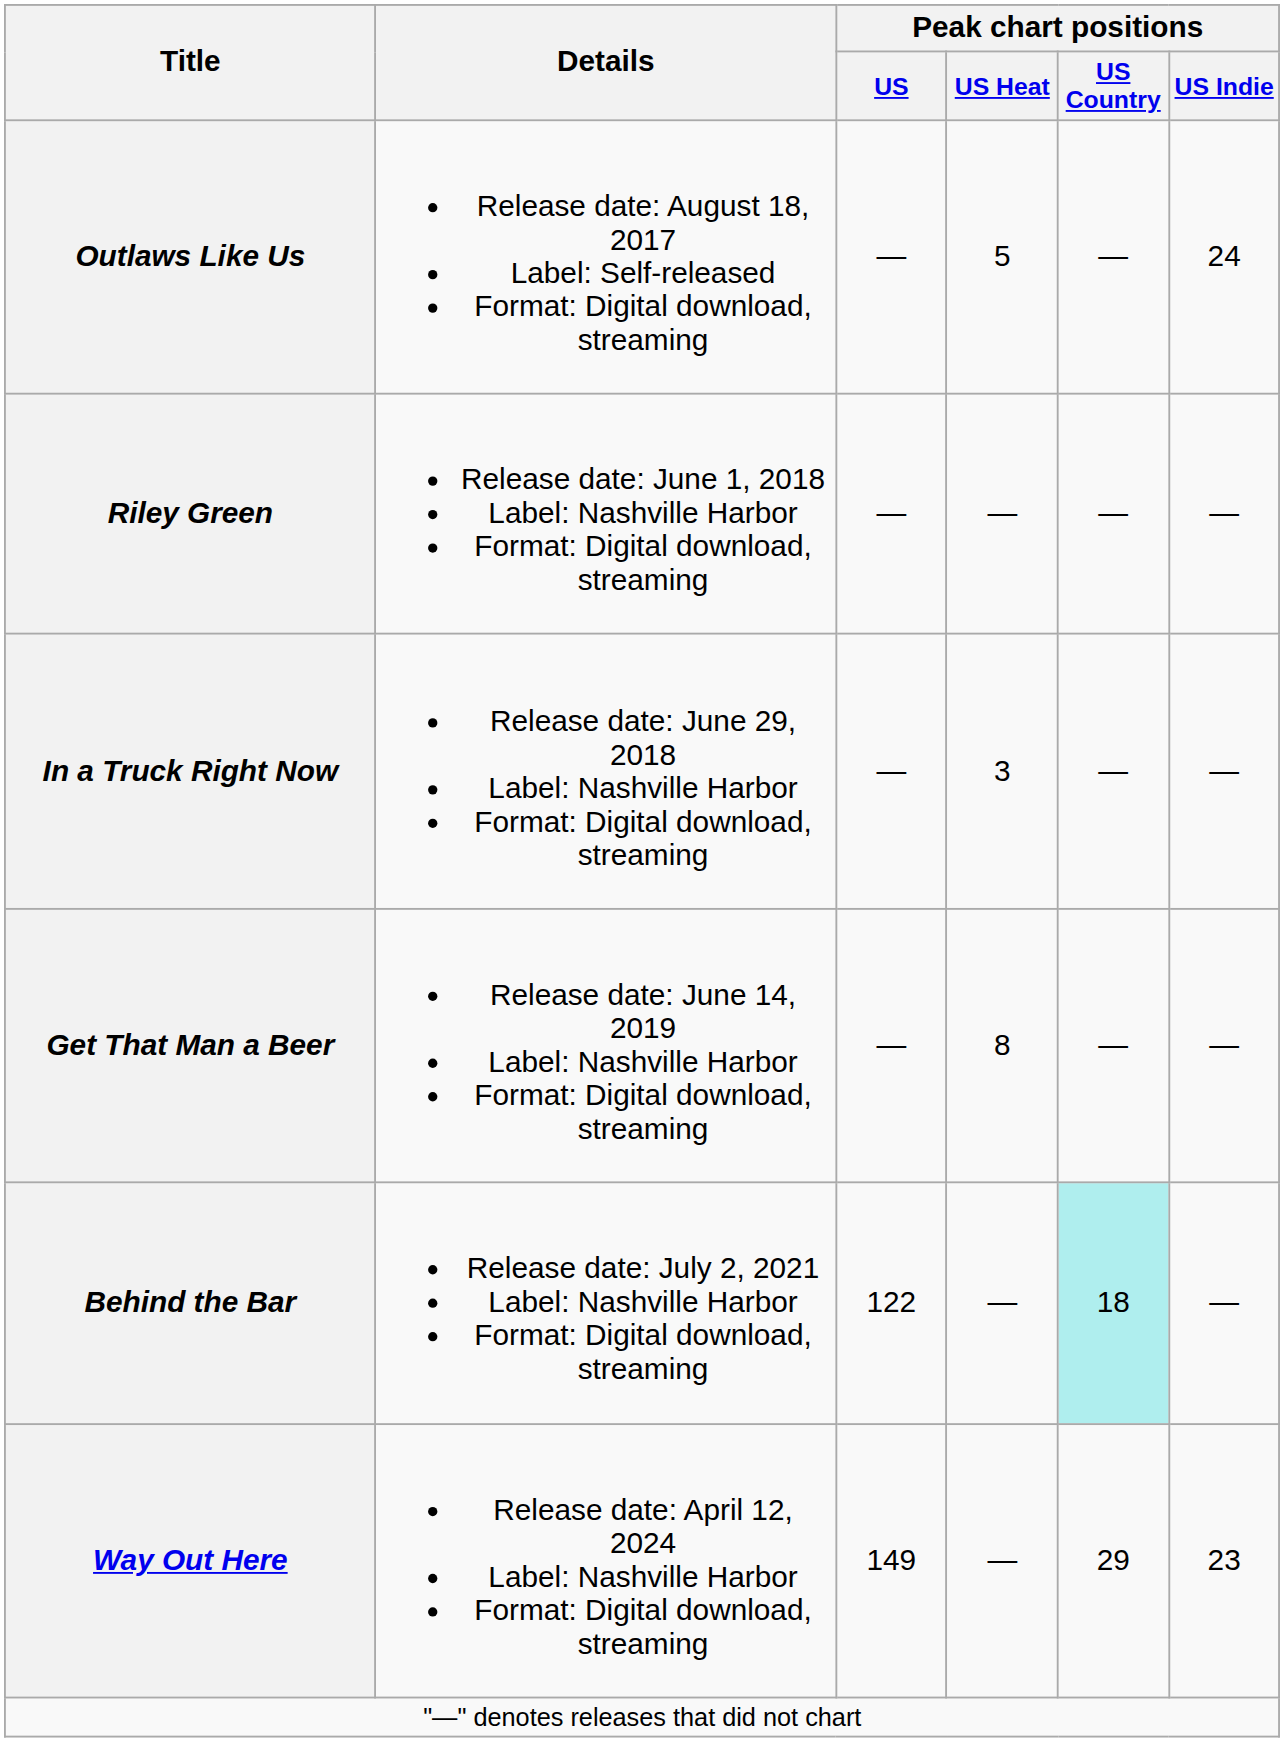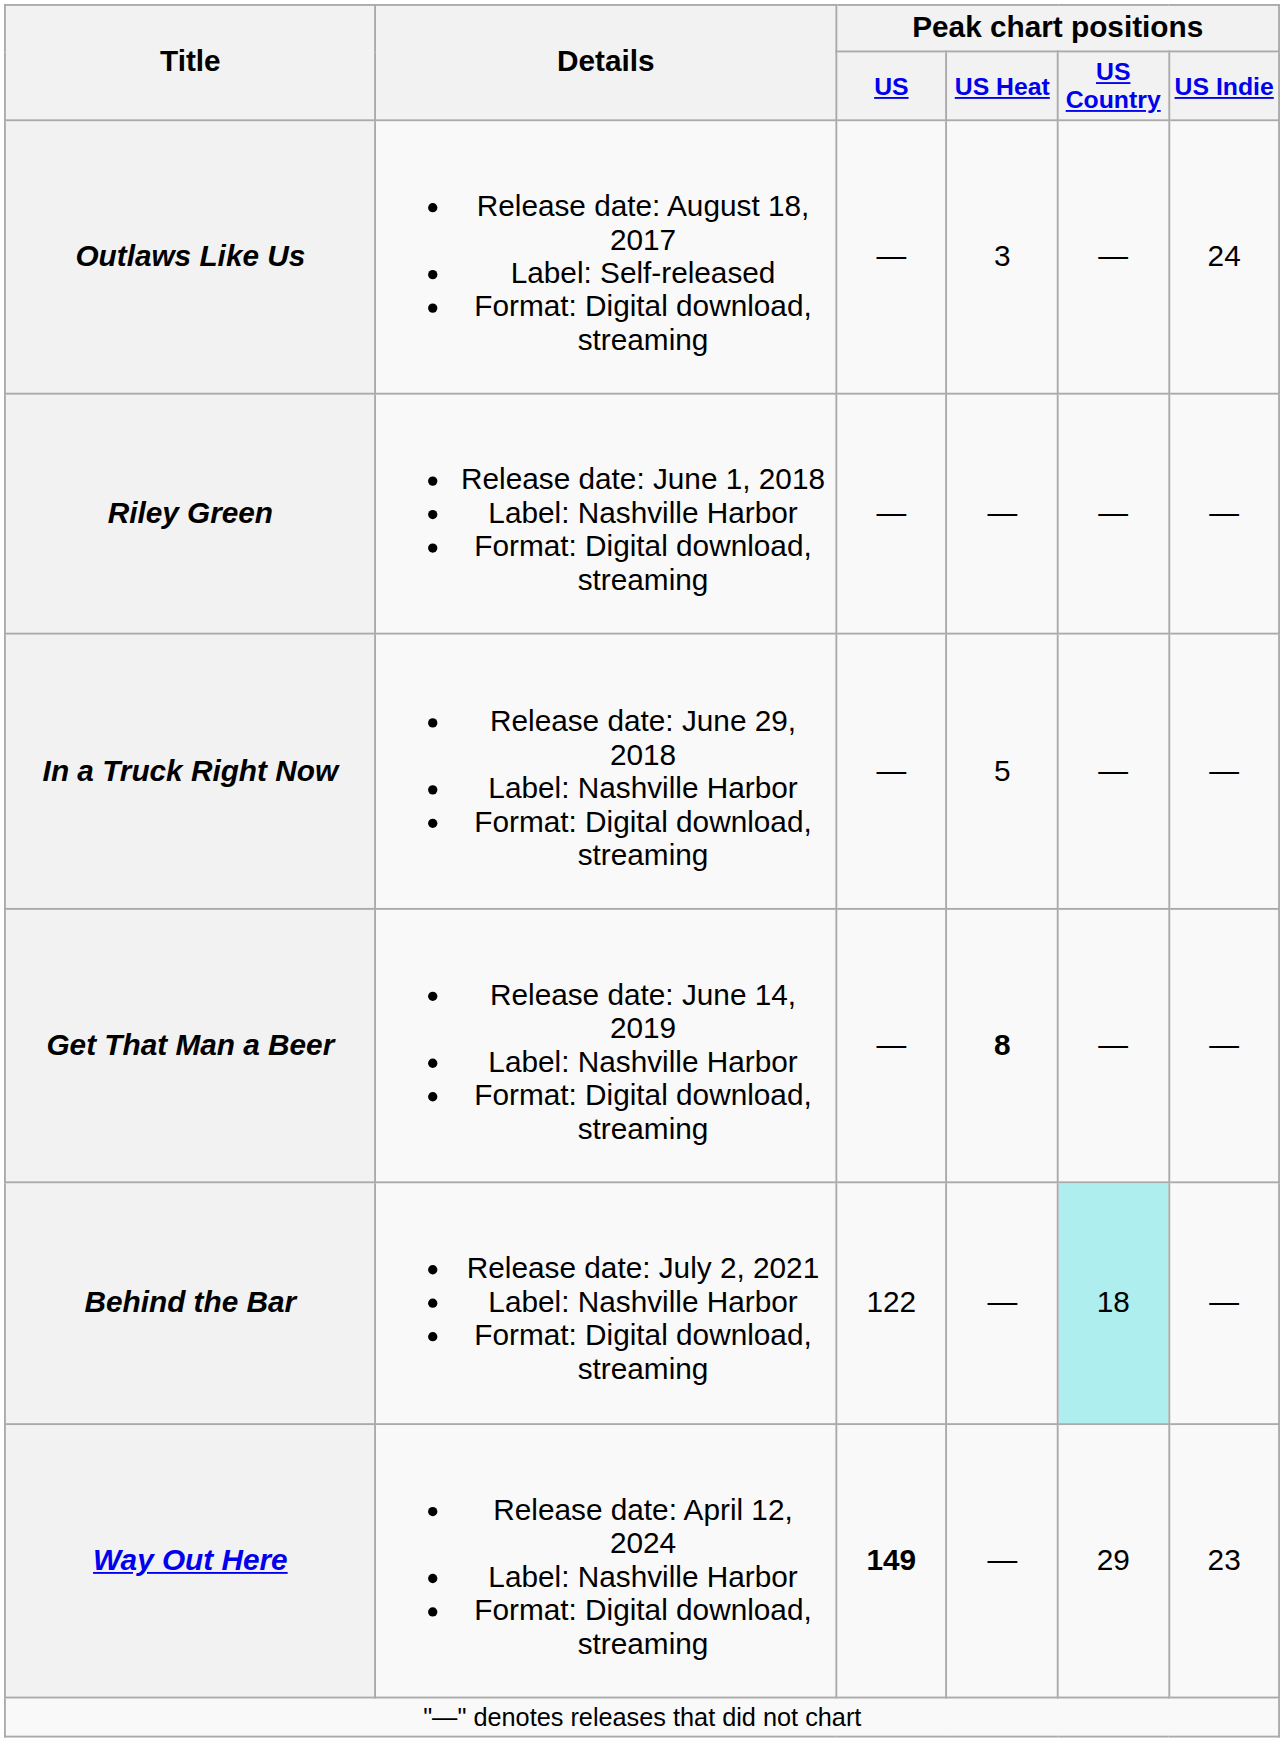(1002, 256) 5 -> (1002, 256) 3
(1002, 771) 3 -> (1002, 771) 5
(1002, 1045) normal -> (1002, 1045) bold
(891, 1559) normal -> (891, 1559) bold
